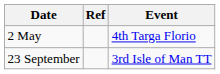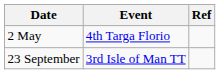columns swapped: (162, 14) <-> (96, 14)
